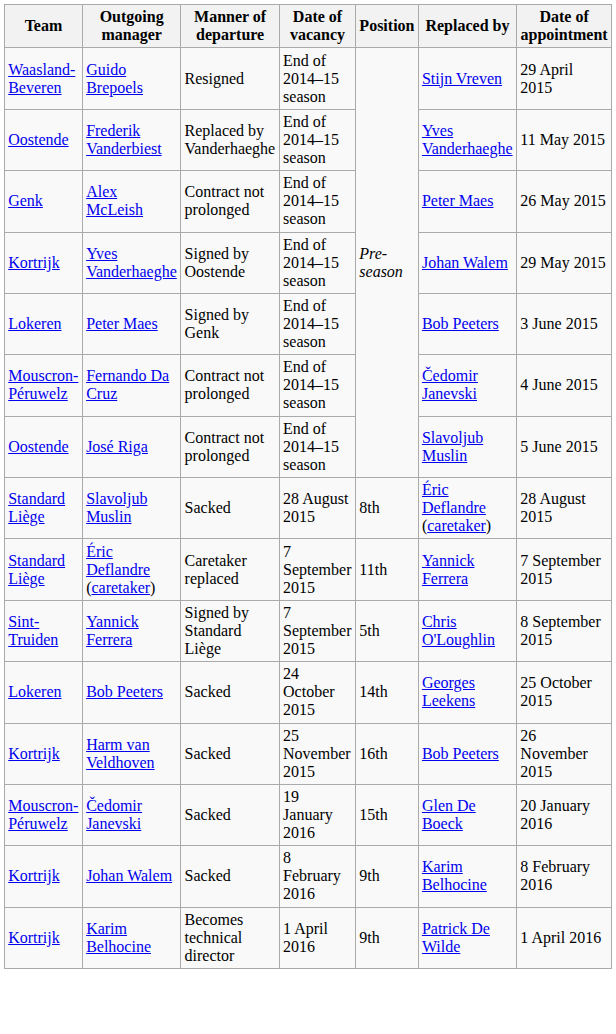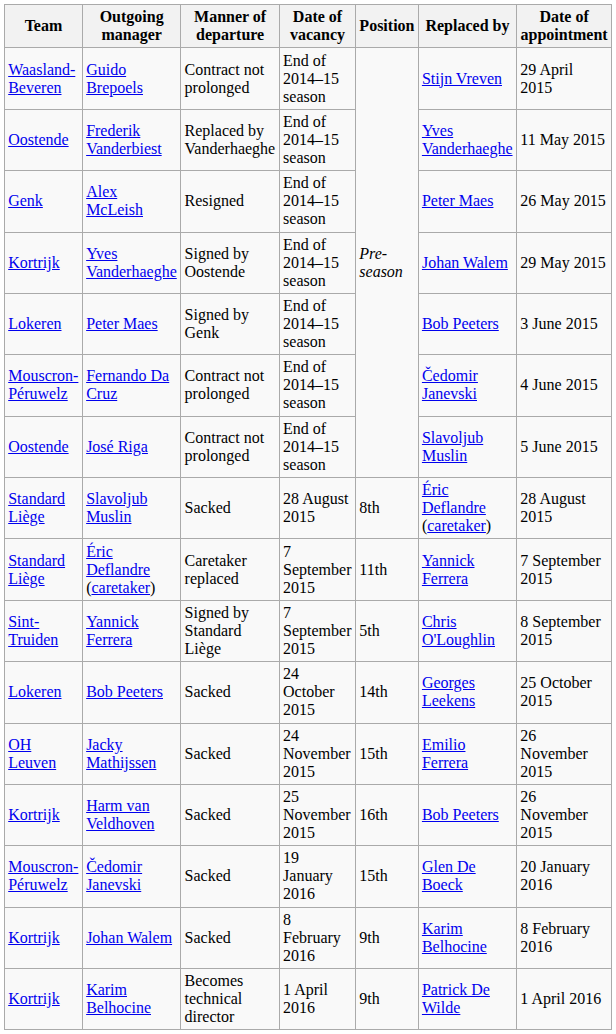(214, 78) Resigned -> (224, 78) Contract not prolonged
(224, 201) Contract not prolonged -> (214, 201) Resigned
+ row: (121, 753)
